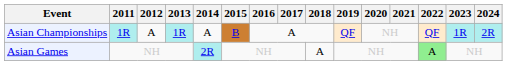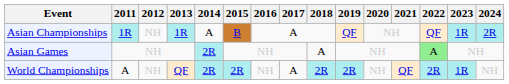(151, 33) A -> (153, 33) NH
+ row: (58, 70)
